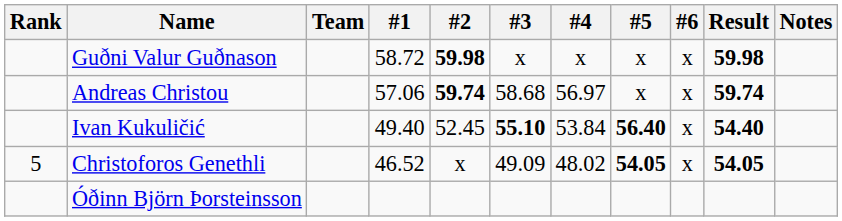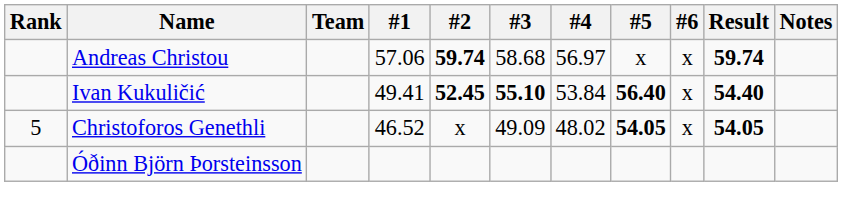- row: (174, 57)
(400, 127) 49.40 -> (400, 92) 49.41
(460, 127) normal -> (460, 92) bold
